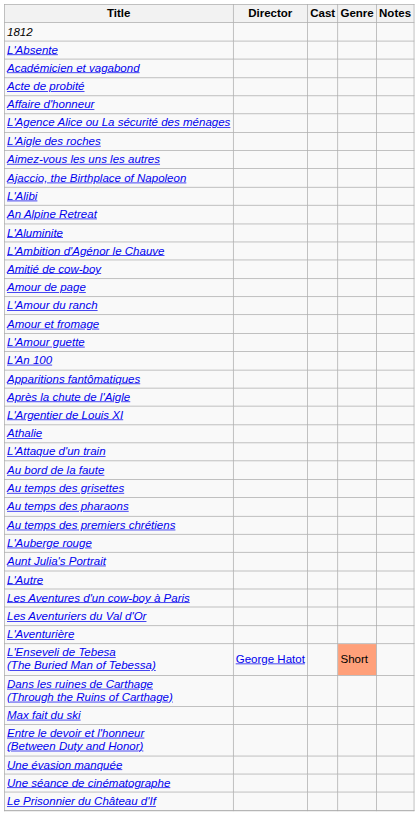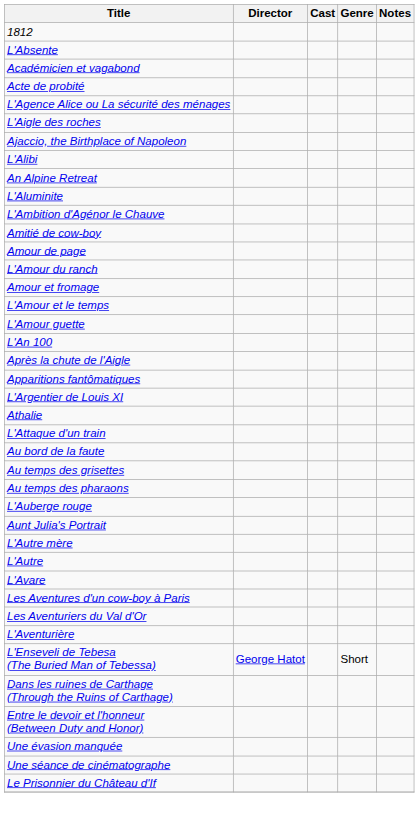- row: (51, 104)
- row: (84, 159)
+ row: (58, 305)
rows swapped: (74, 379) <-> (69, 397)
- row: (91, 525)
+ row: (40, 543)
+ row: (26, 580)
(354, 659) lightsalmon background -> (354, 659) no background
- row: (44, 715)
